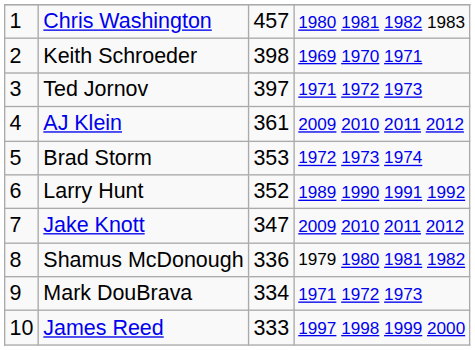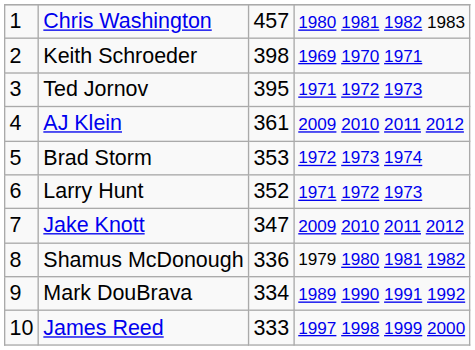(271, 89) 397 -> (271, 89) 395
(382, 192) 1989 1990 1991 1992 -> (360, 192) 1971 1972 1973
(360, 294) 1971 1972 1973 -> (382, 294) 1989 1990 1991 1992
